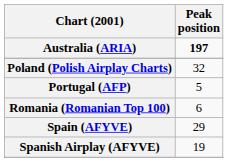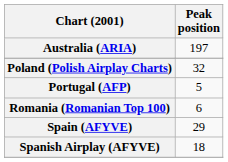(199, 48) bold -> (199, 48) normal
(199, 147) 19 -> (199, 147) 18
